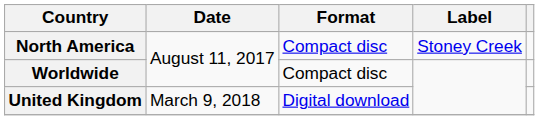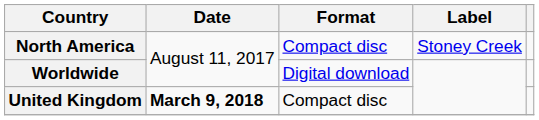(335, 73) Compact disc -> (346, 73) Digital download
(205, 100) normal -> (207, 100) bold
(346, 100) Digital download -> (335, 100) Compact disc
